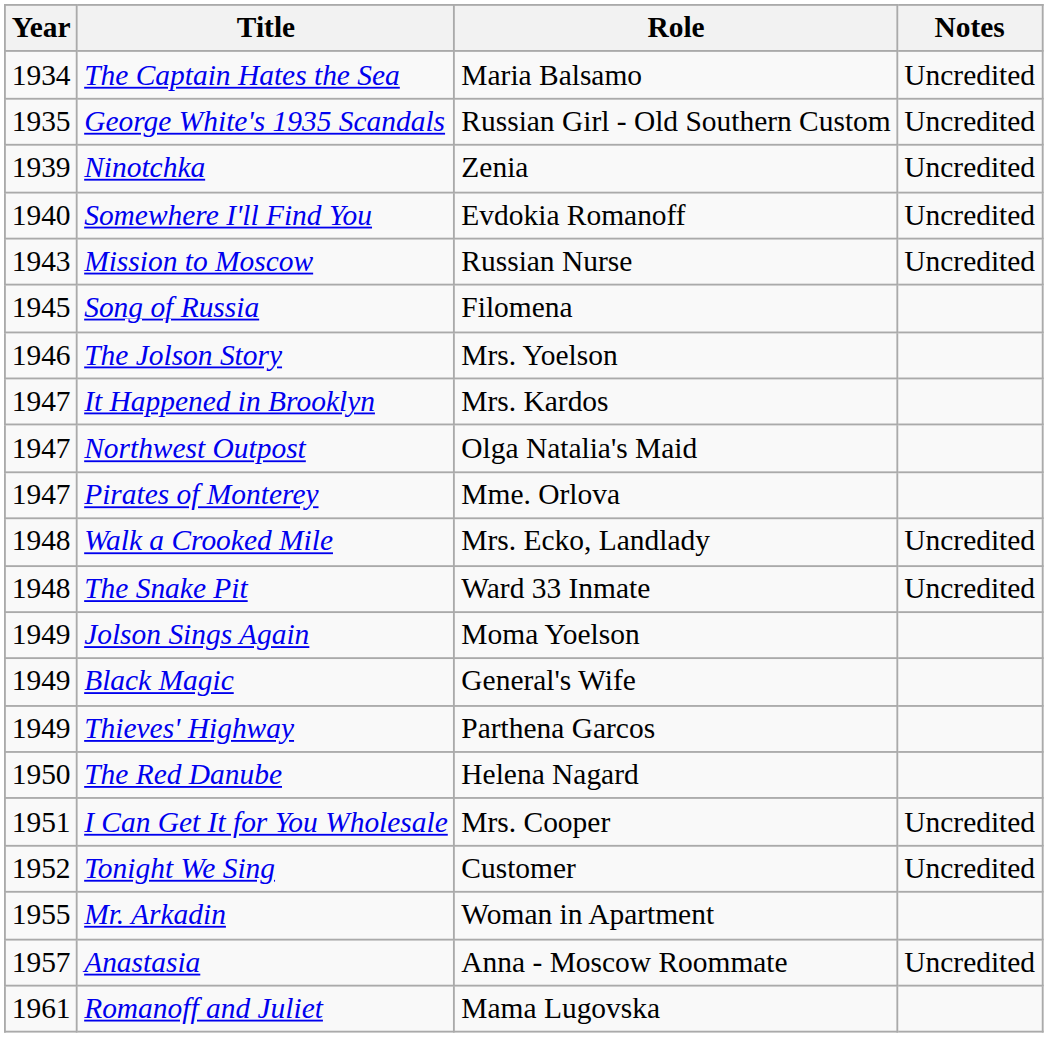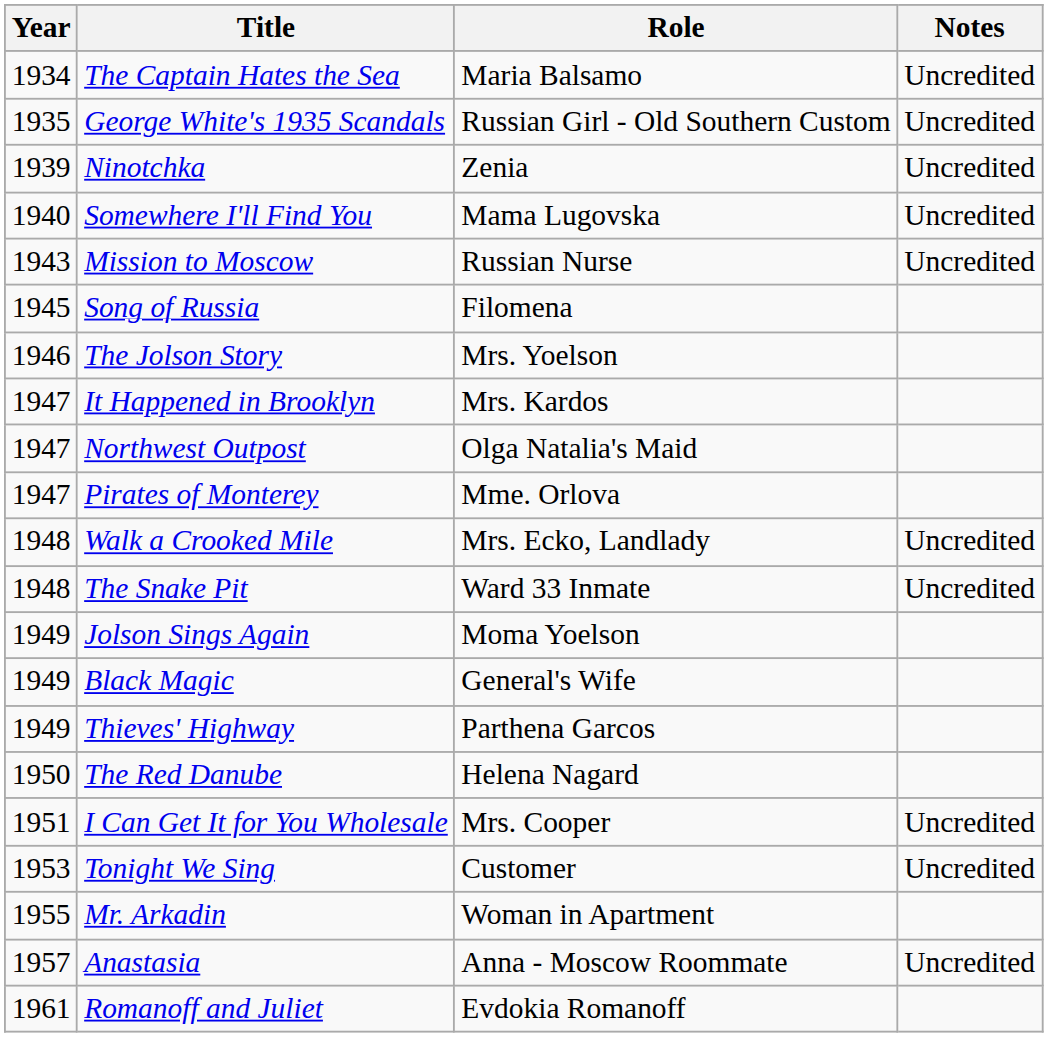(574, 214) Evdokia Romanoff -> (561, 214) Mama Lugovska
(41, 868) 1952 -> (41, 868) 1953
(561, 1008) Mama Lugovska -> (574, 1008) Evdokia Romanoff
